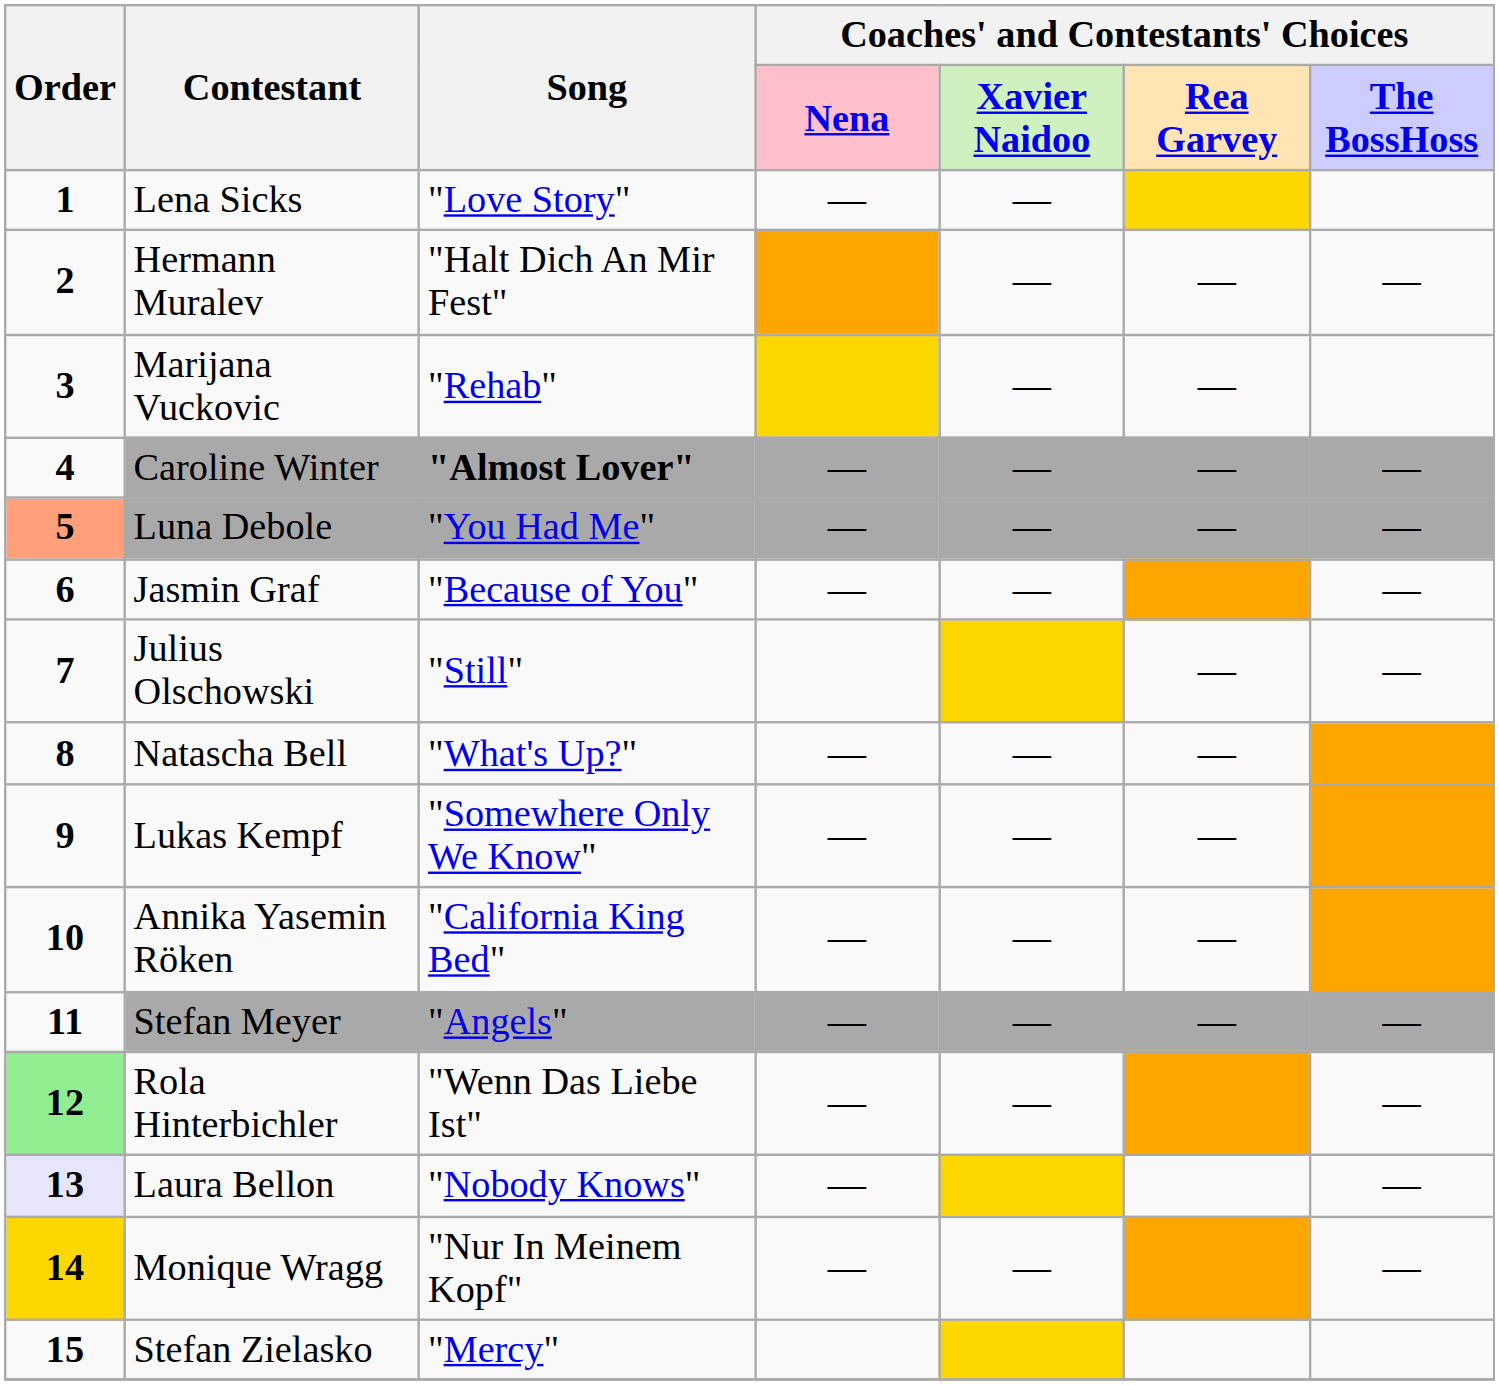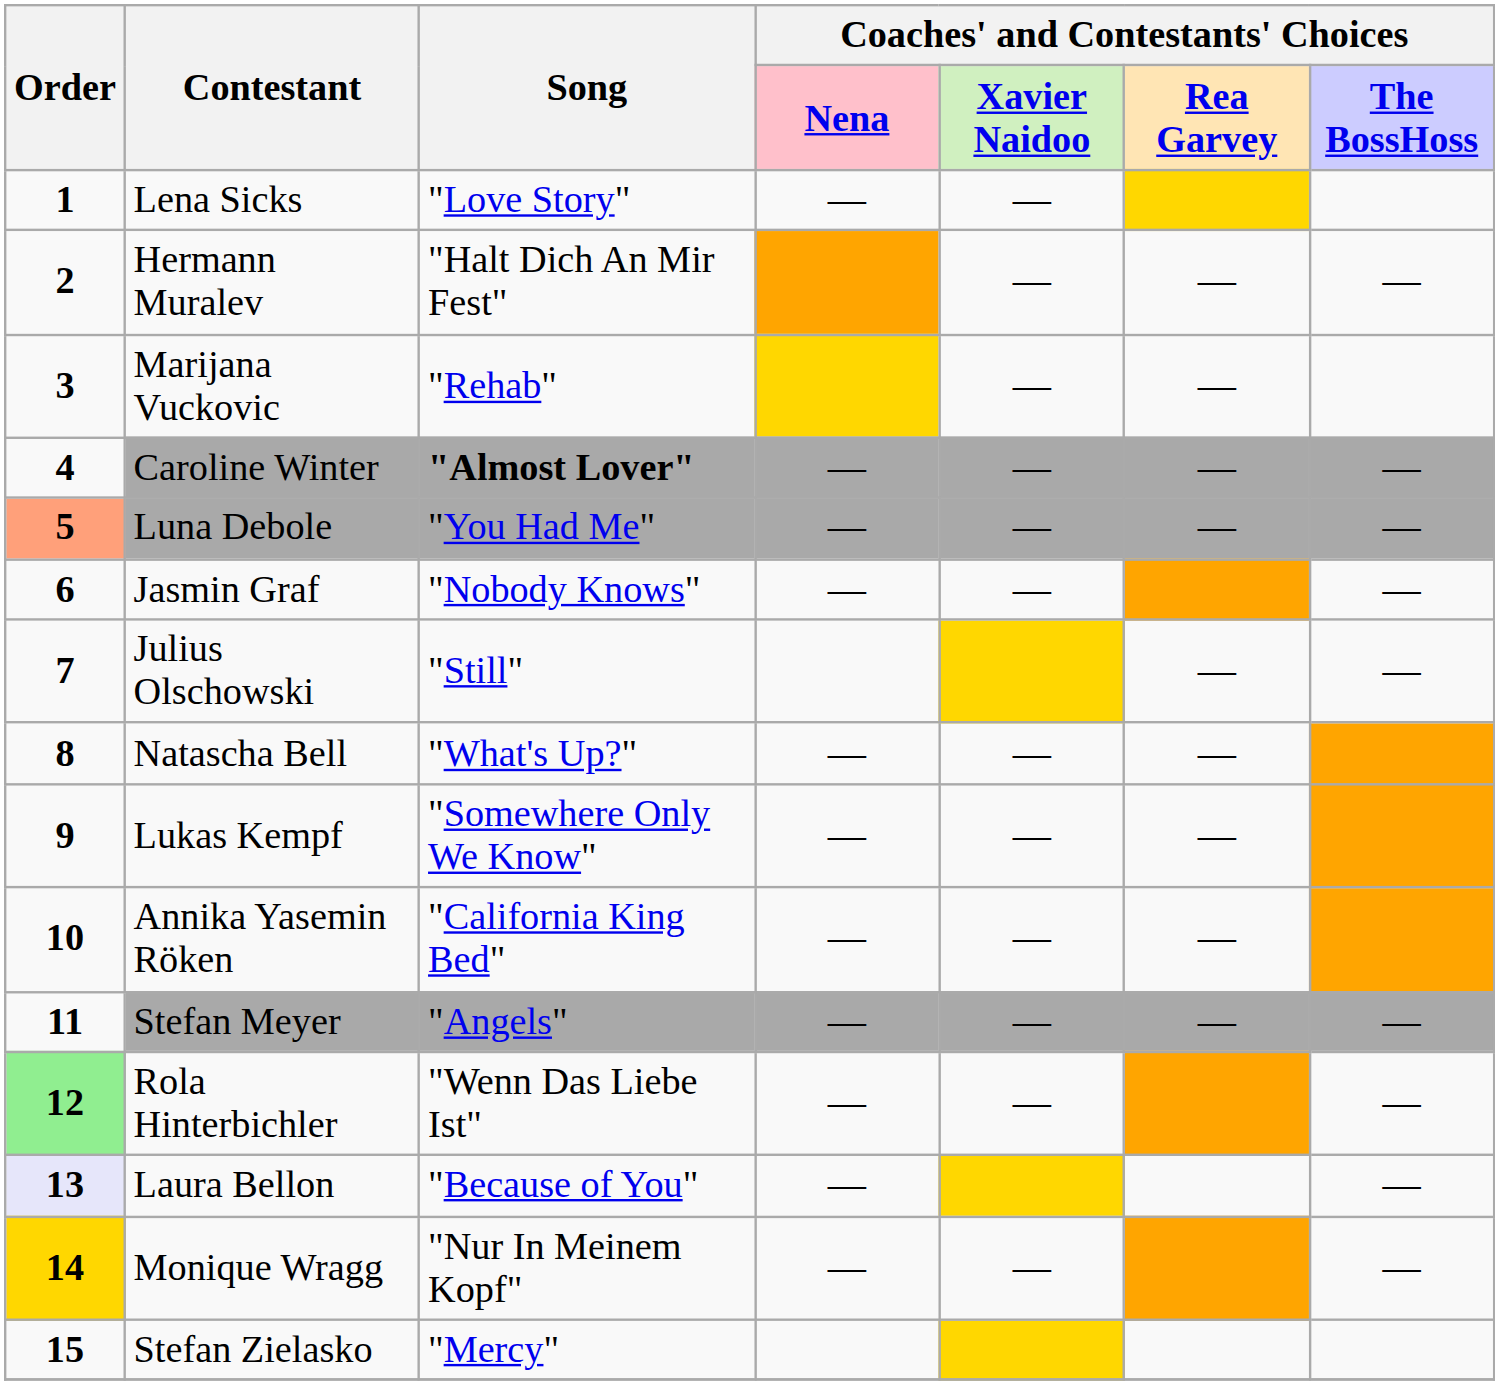(563, 588) "Because of You" -> (564, 588) "Nobody Knows"
(564, 1185) "Nobody Knows" -> (563, 1185) "Because of You"
